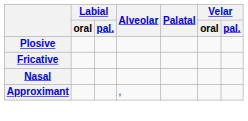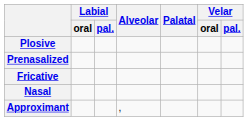+ row: (38, 60)
